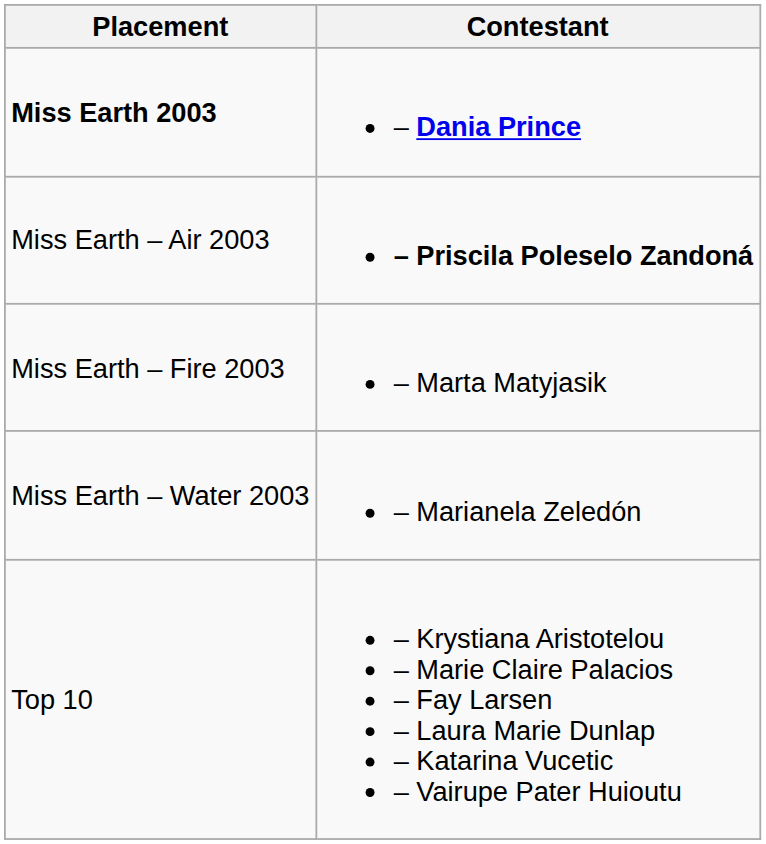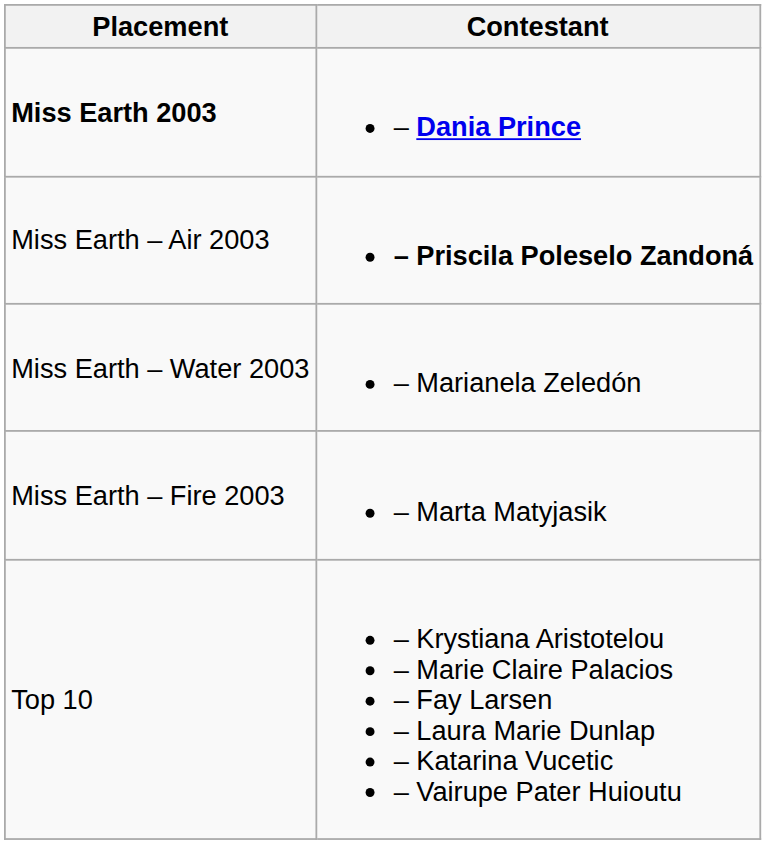rows swapped: (160, 496) <-> (148, 368)
